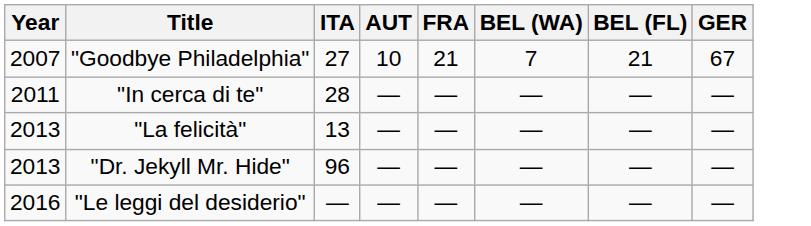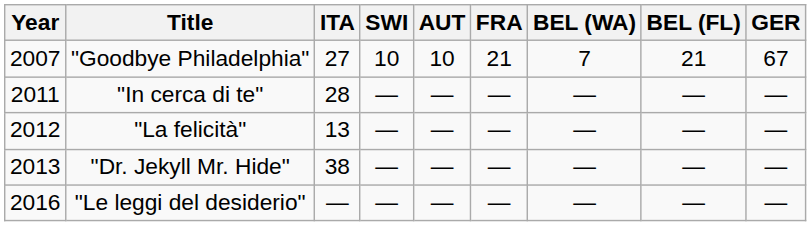+ column: (387, 22)
(35, 130) 2013 -> (35, 130) 2012
(337, 166) 96 -> (337, 166) 38
